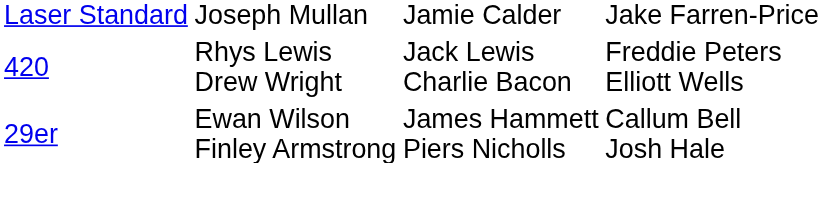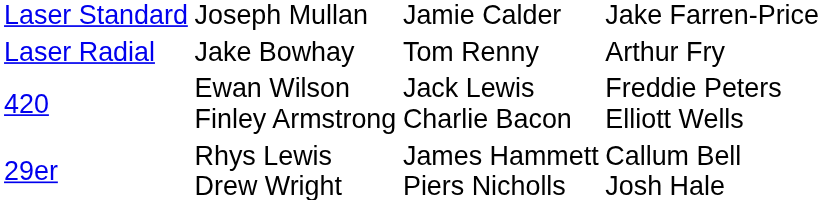+ row: (79, 51)
(268, 66) Rhys Lewis Drew Wright -> (295, 103) Ewan Wilson Finley Armstrong
(295, 134) Ewan Wilson Finley Armstrong -> (268, 171) Rhys Lewis Drew Wright
